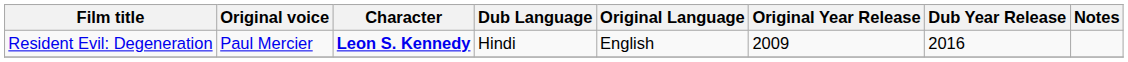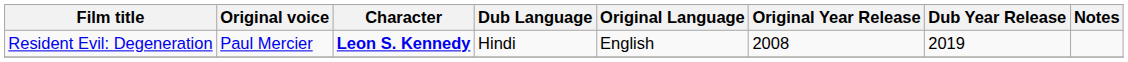(771, 43) 2009 -> (771, 43) 2008
(947, 43) 2016 -> (947, 43) 2019
